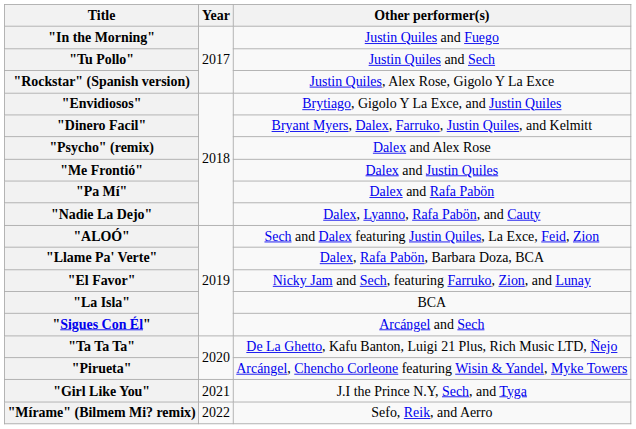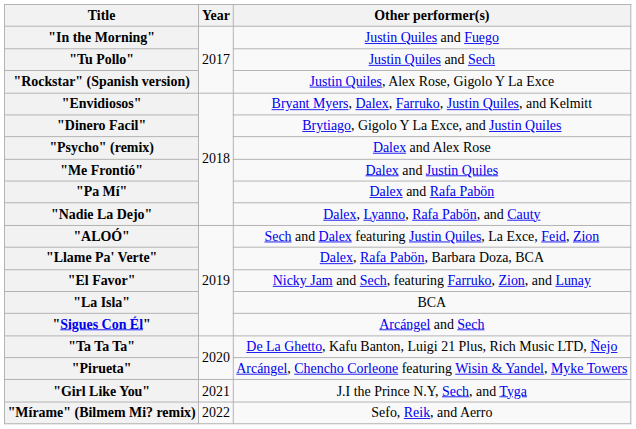(432, 103) Brytiago, Gigolo Y La Exce, and Justin Quiles -> (432, 103) Bryant Myers, Dalex, Farruko, Justin Quiles, and Kelmitt
(432, 125) Bryant Myers, Dalex, Farruko, Justin Quiles, and Kelmitt -> (432, 125) Brytiago, Gigolo Y La Exce, and Justin Quiles
